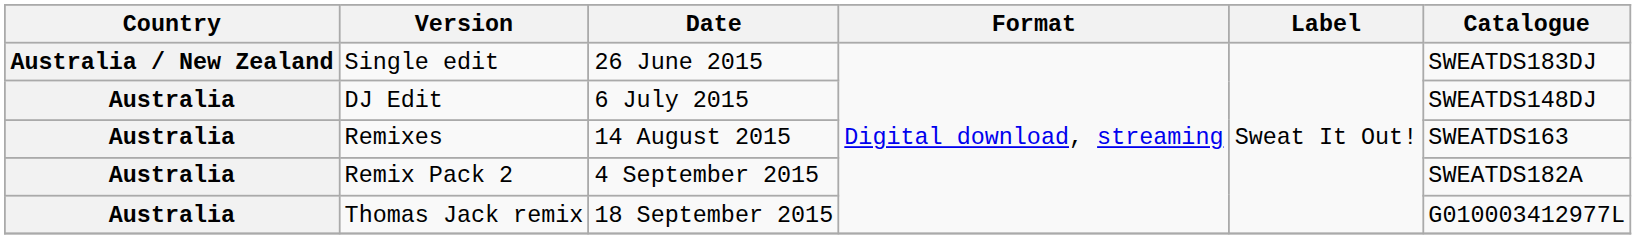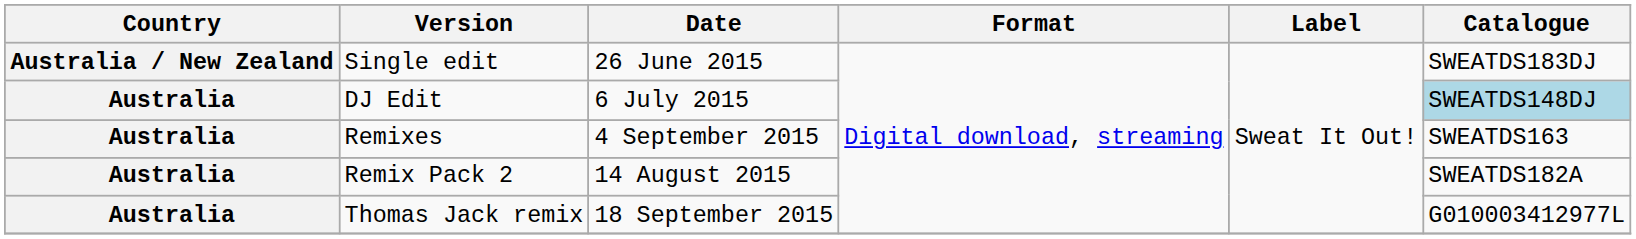(1513, 100) no background -> (1513, 100) lightblue background
(693, 138) 14 August 2015 -> (707, 138) 4 September 2015
(707, 177) 4 September 2015 -> (693, 177) 14 August 2015
